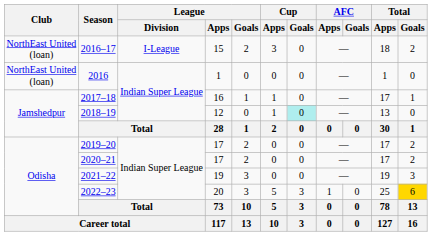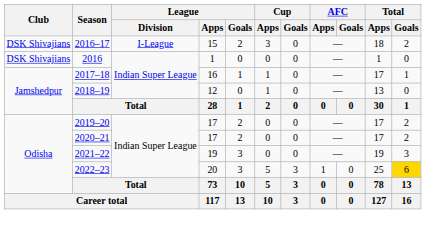(41, 49) NorthEast United (loan) -> (38, 43) DSK Shivajians
(41, 76) NorthEast United (loan) -> (38, 59) DSK Shivajians
(302, 113) paleturquoise background -> (296, 91) no background
